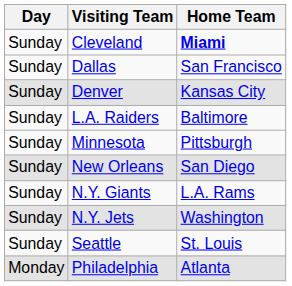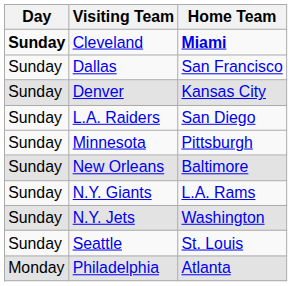(35, 42) normal -> (37, 42) bold
(214, 117) Baltimore -> (218, 117) San Diego
(218, 167) San Diego -> (215, 167) Baltimore
